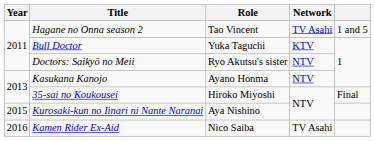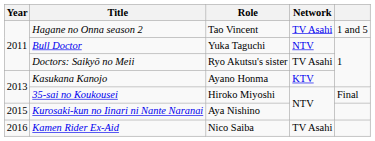(303, 45) KTV -> (303, 45) NTV
(303, 62) NTV -> (312, 62) TV Asahi
(303, 78) NTV -> (303, 78) KTV
